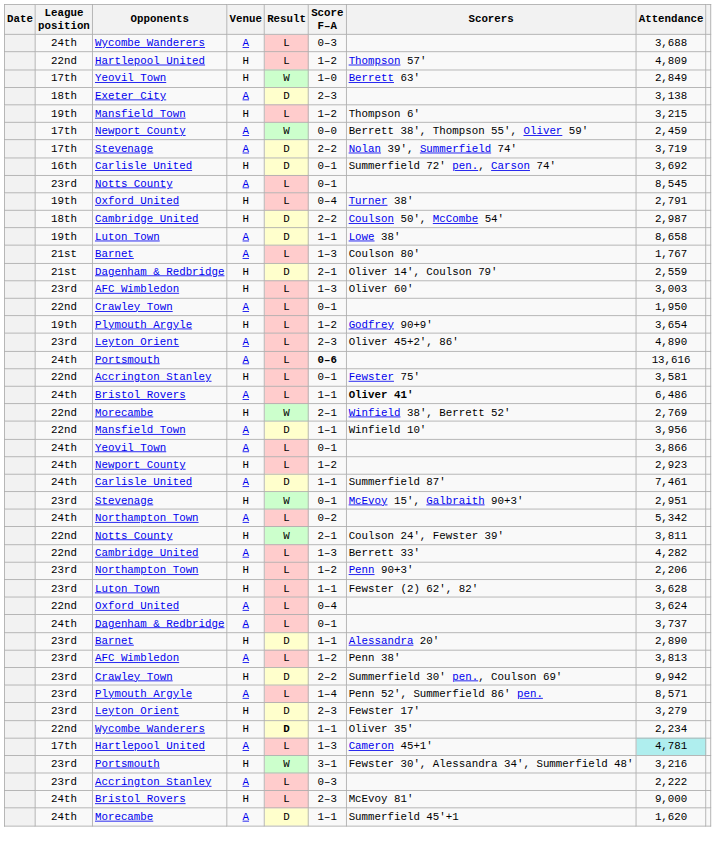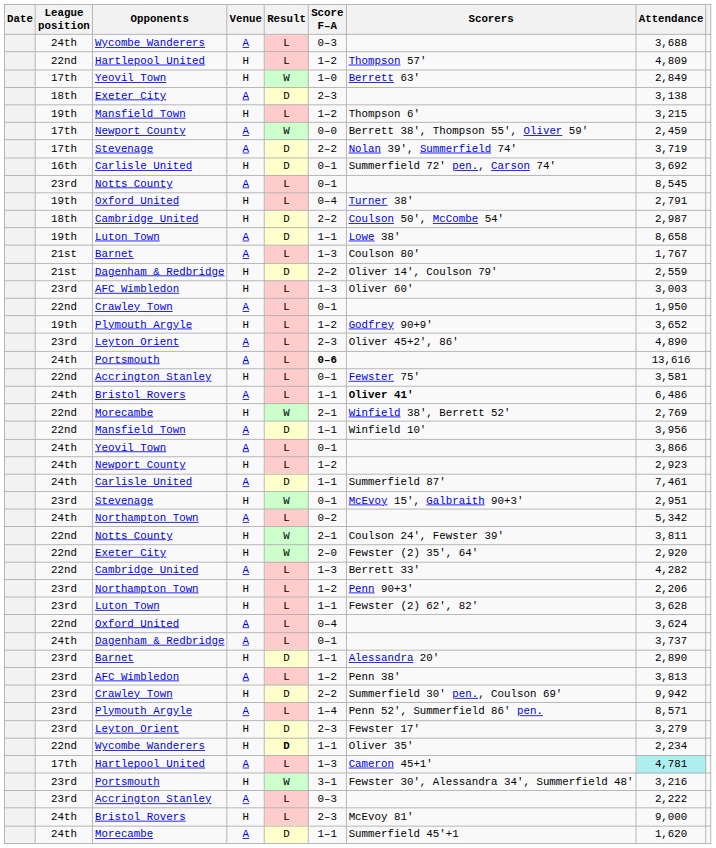(327, 272) 2–1 -> (327, 272) 2–2
(671, 325) 3,654 -> (671, 325) 3,652
+ row: (131, 553)
